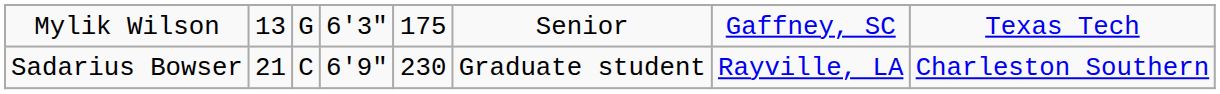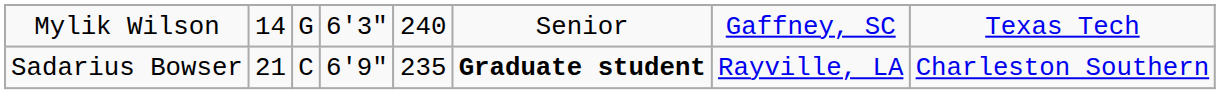(271, 26) 13 -> (271, 26) 14
(423, 26) 175 -> (423, 26) 240
(423, 68) 230 -> (423, 68) 235
(582, 68) normal -> (582, 68) bold
